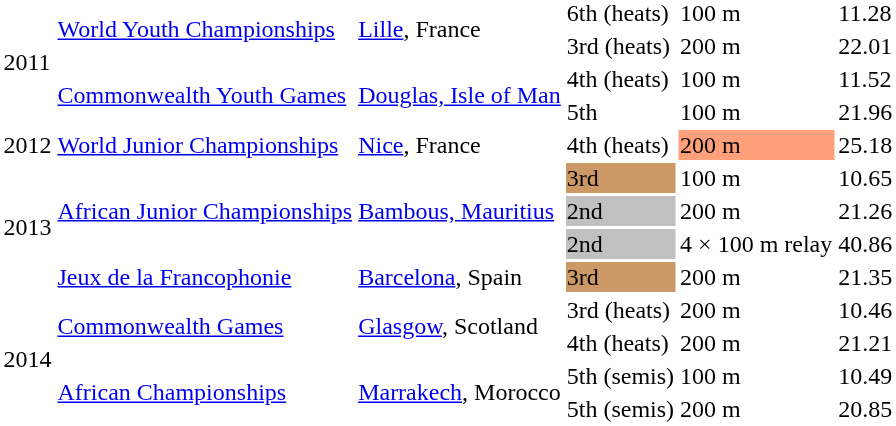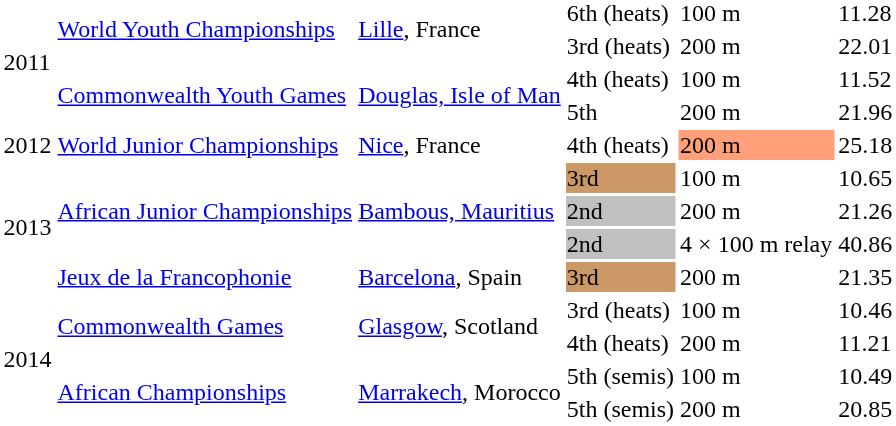(710, 111) 100 m -> (710, 111) 200 m
(710, 309) 200 m -> (710, 309) 100 m
(865, 342) 21.21 -> (865, 342) 11.21
